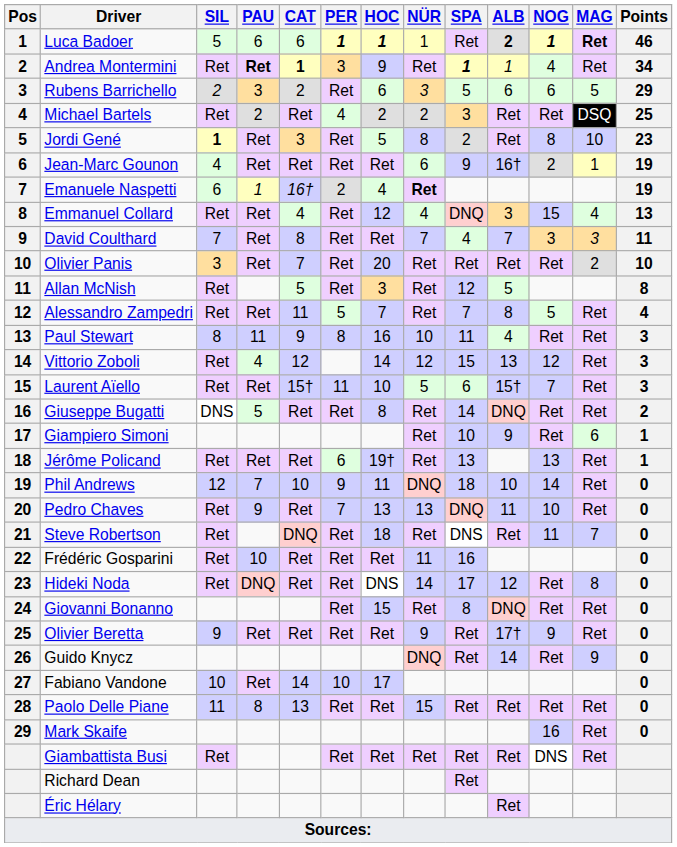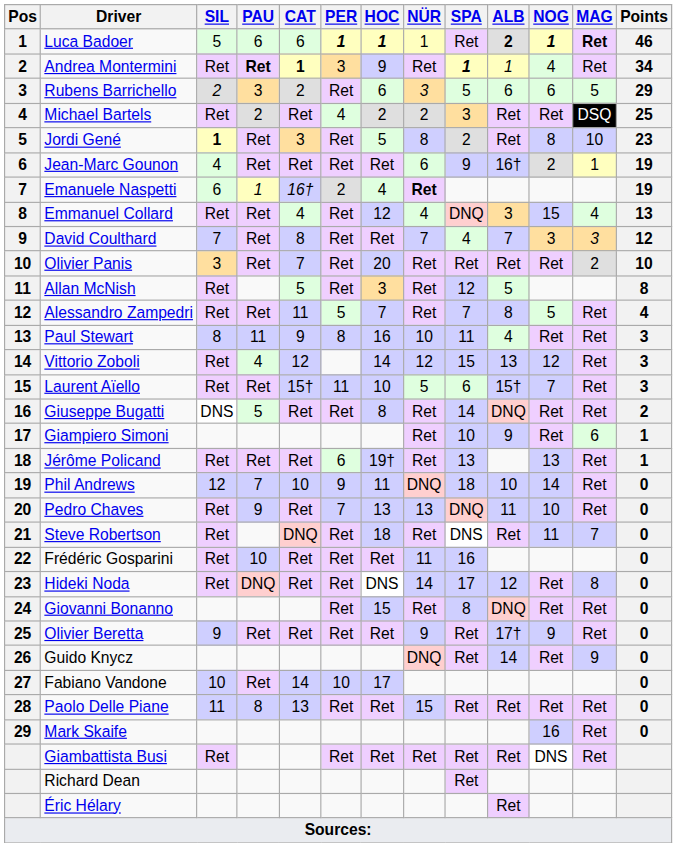(644, 238) 11 -> (644, 238) 12
